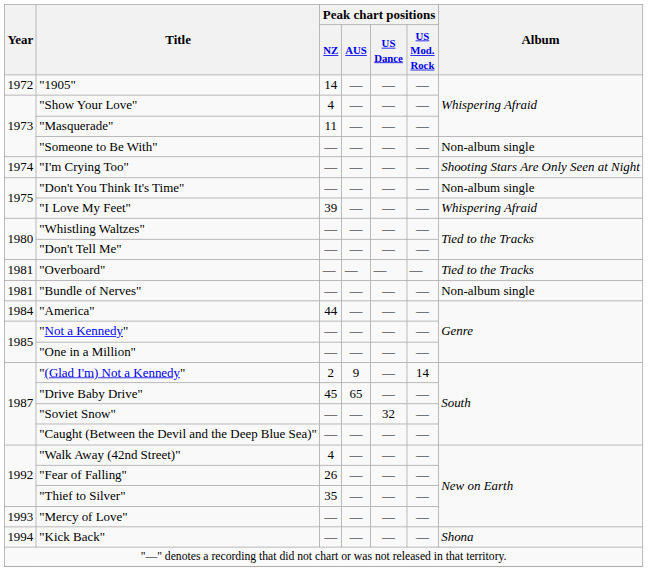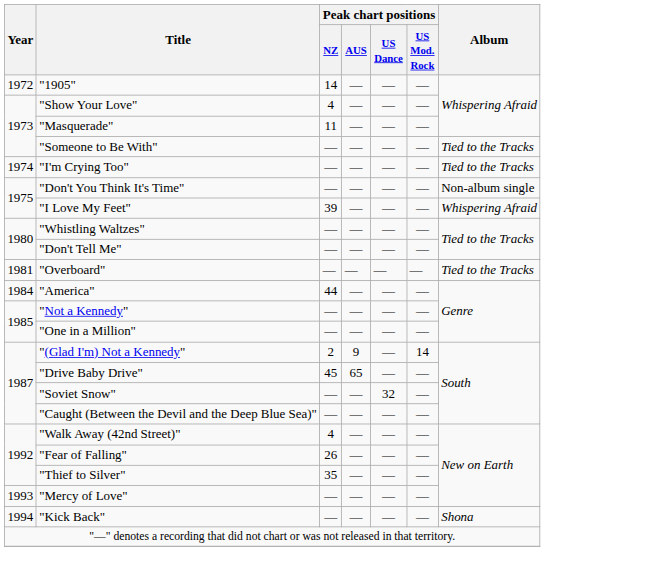(488, 146) Non-album single -> (487, 146) Tied to the Tracks
(541, 167) Shooting Stars Are Only Seen at Night -> (487, 167) Tied to the Tracks
- row: (90, 290)
